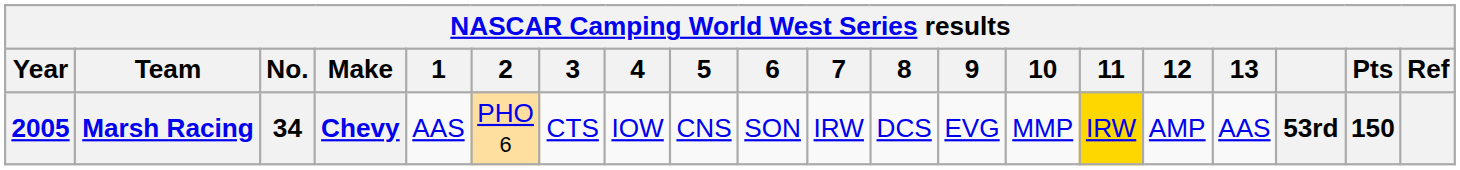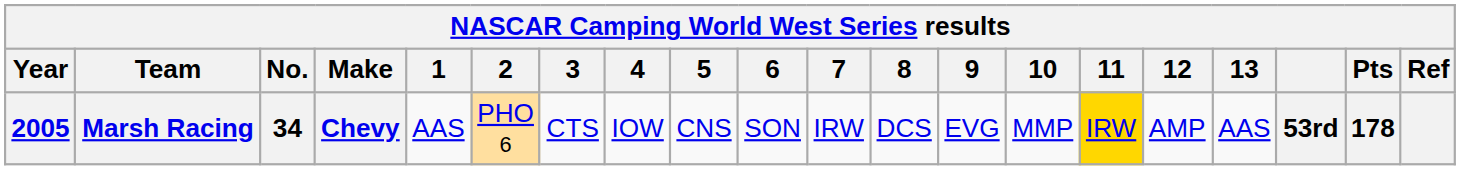(1373, 128) 150 -> (1373, 128) 178
